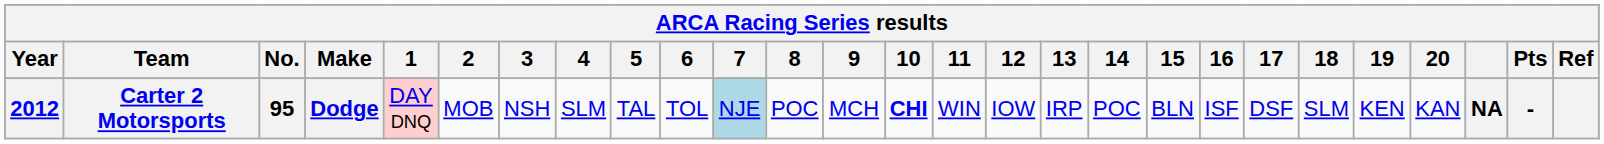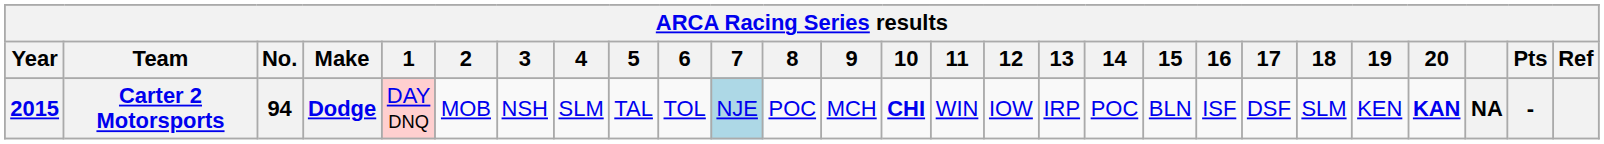(35, 108) 2012 -> (35, 108) 2015
(282, 108) 95 -> (280, 108) 94
(1438, 108) normal -> (1437, 108) bold
